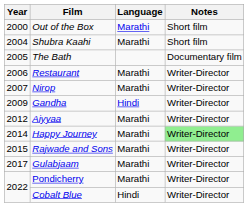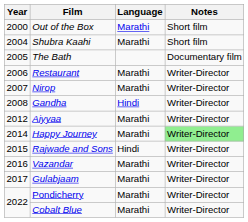(17, 103) 2009 -> (17, 103) 2008
(133, 149) Marathi -> (128, 149) Hindi
+ row: (53, 164)
(128, 194) Hindi -> (133, 210) Marathi
